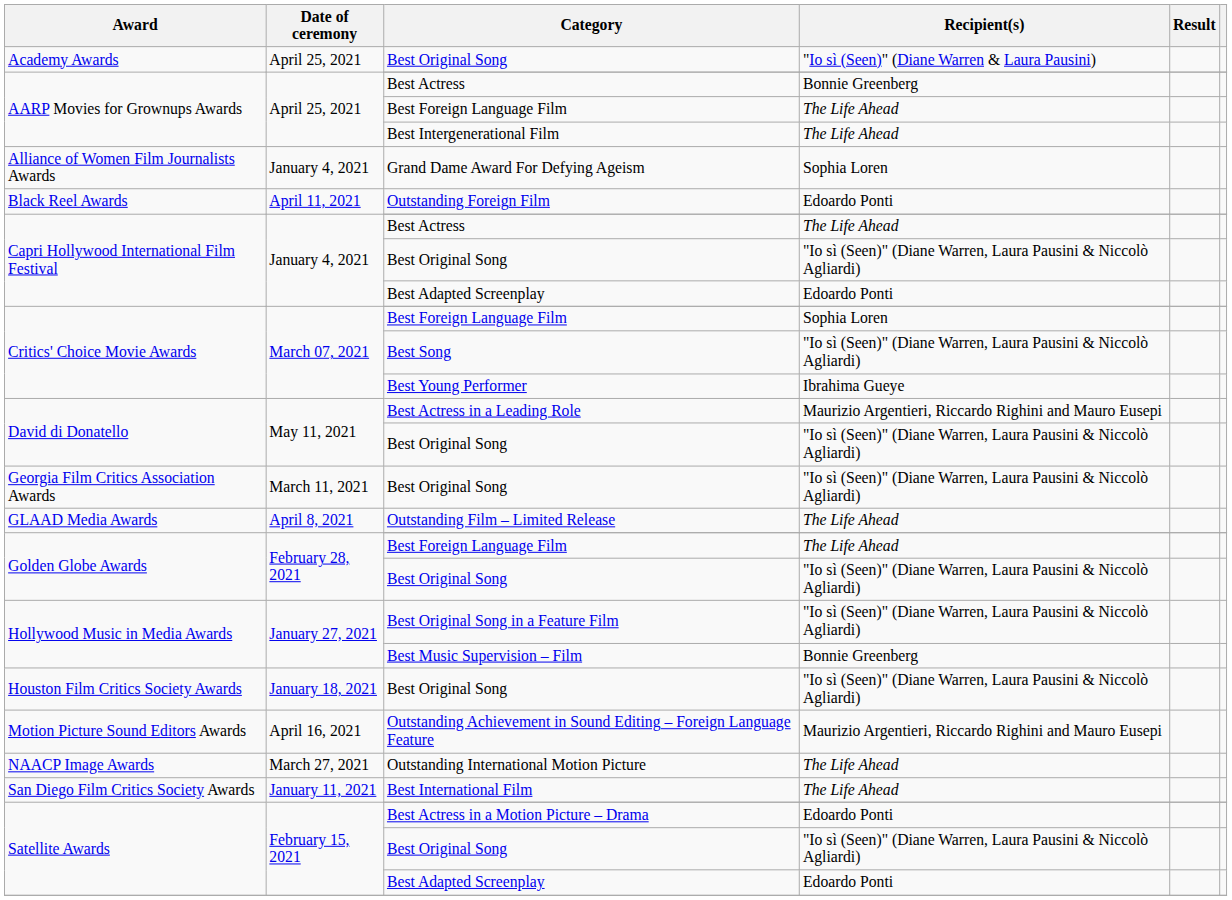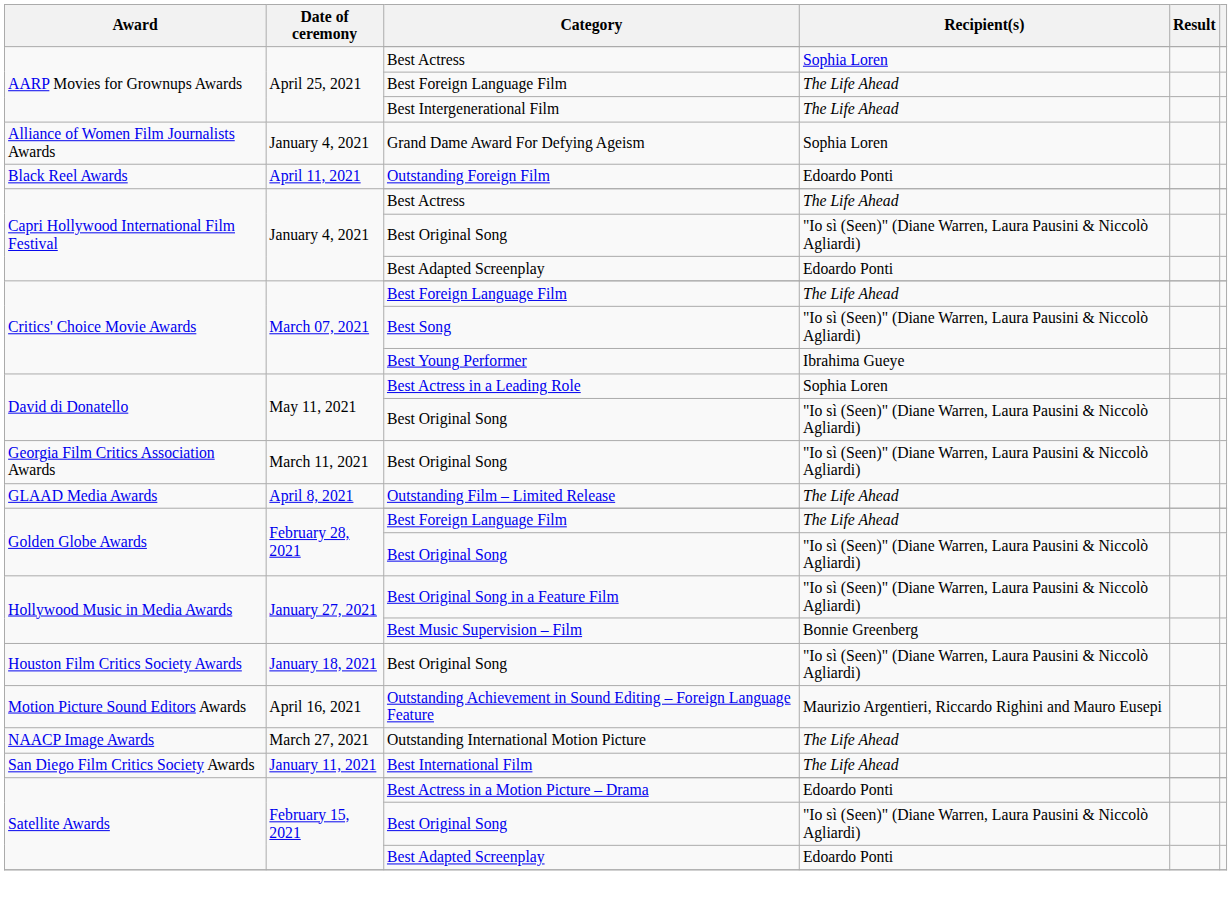- row: (63, 59)
(861, 84) Bonnie Greenberg -> (845, 59) Sophia Loren
(845, 318) Sophia Loren -> (851, 293) The Life Ahead
(982, 410) Maurizio Argentieri, Riccardo Righini and Mauro Eusepi -> (845, 385) Sophia Loren
